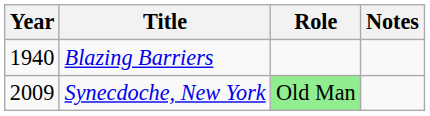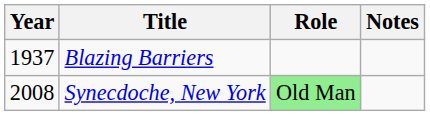(32, 57) 1940 -> (32, 57) 1937
(32, 92) 2009 -> (32, 92) 2008
